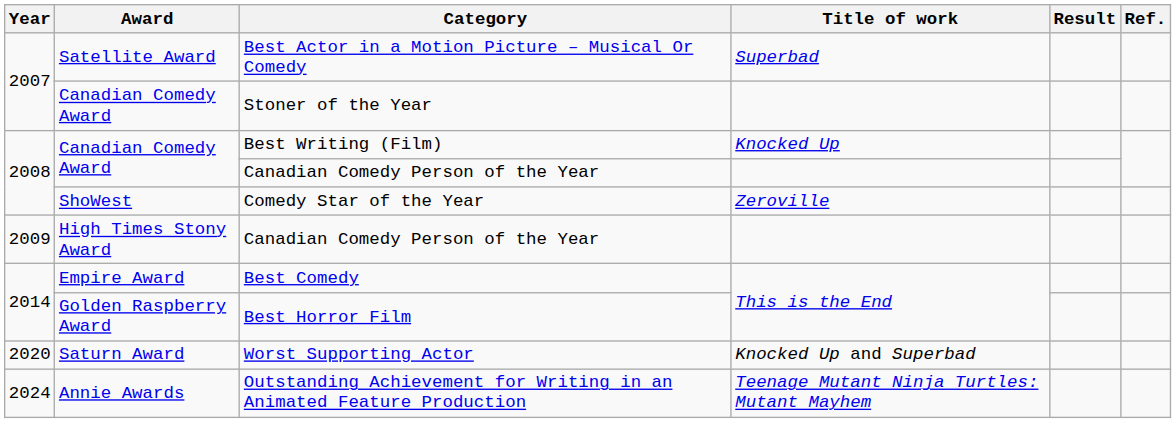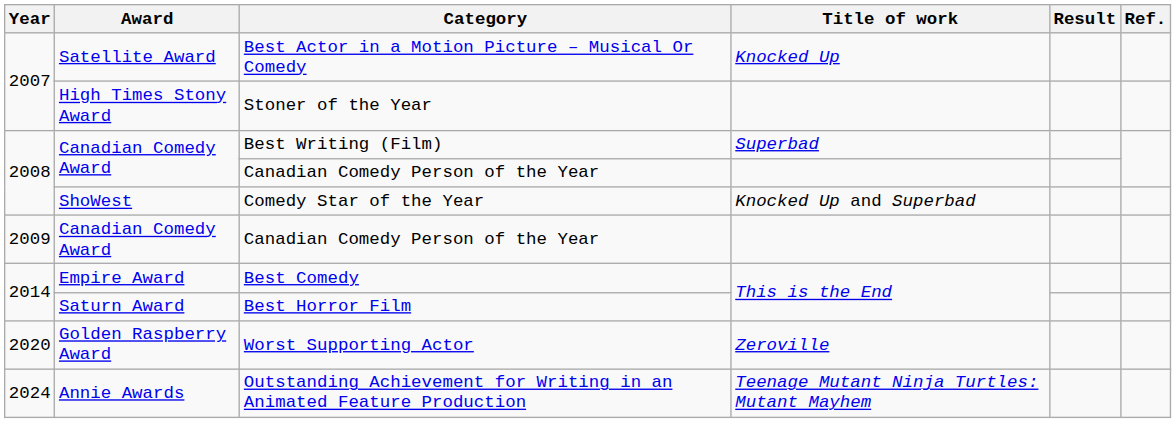(777, 57) Superbad -> (788, 57) Knocked Up
(137, 106) Canadian Comedy Award -> (143, 106) High Times Stony Award
(788, 144) Knocked Up -> (777, 144) Superbad
(782, 201) Zeroville -> (855, 201) Knocked Up and Superbad
(143, 239) High Times Stony Award -> (137, 239) Canadian Comedy Award
(143, 316) Golden Raspberry Award -> (122, 306) Saturn Award
(122, 355) Saturn Award -> (143, 345) Golden Raspberry Award
(855, 355) Knocked Up and Superbad -> (782, 345) Zeroville
